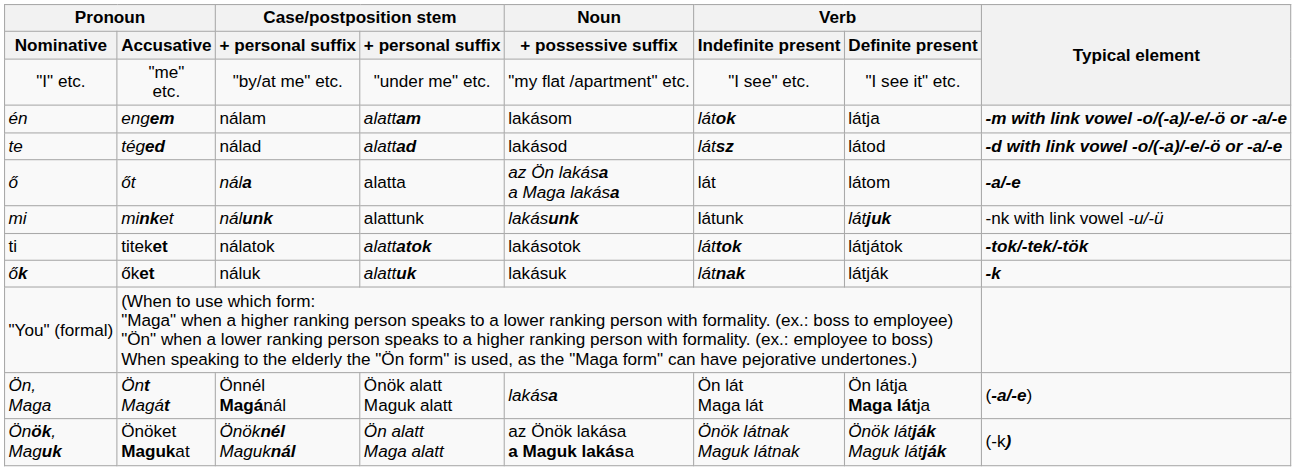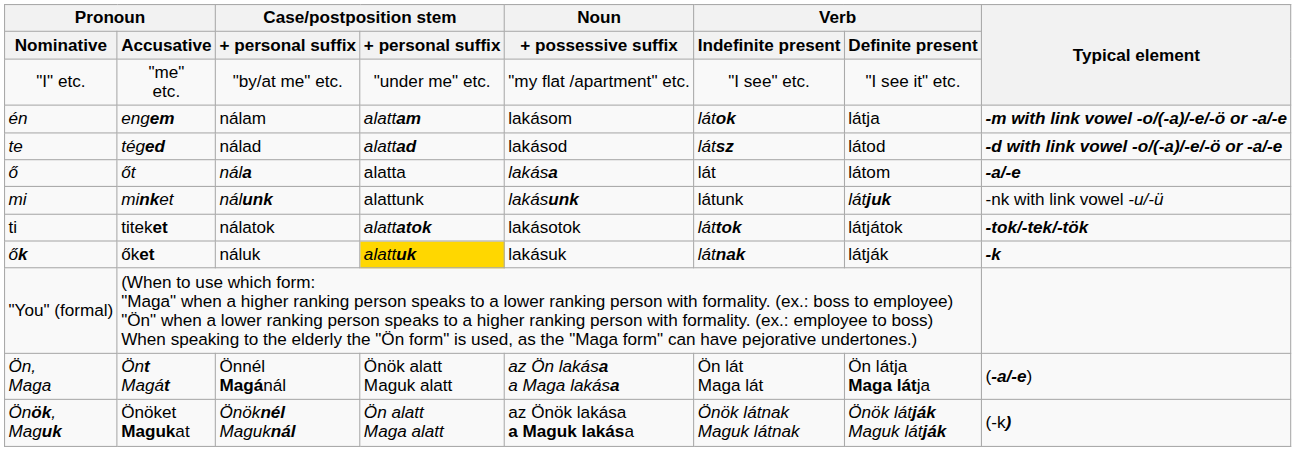(564, 182) az Ön lakása a Maga lakása -> (533, 173) lakása
(390, 273) no background -> (390, 254) gold background
(533, 395) lakása -> (564, 376) az Ön lakása a Maga lakása
